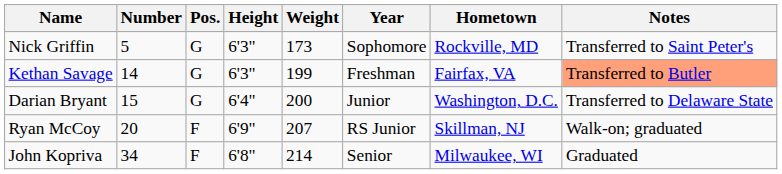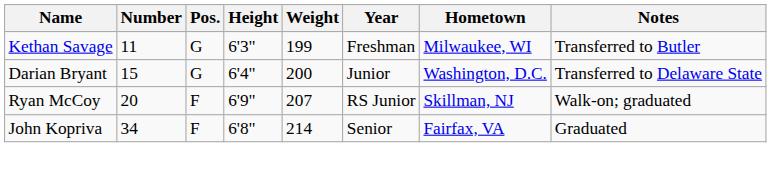- row: (51, 45)
(129, 73) 14 -> (129, 45) 11
(475, 73) Fairfax, VA -> (478, 45) Milwaukee, WI
(639, 73) lightsalmon background -> (627, 45) no background
(489, 155) Milwaukee, WI -> (464, 127) Fairfax, VA
